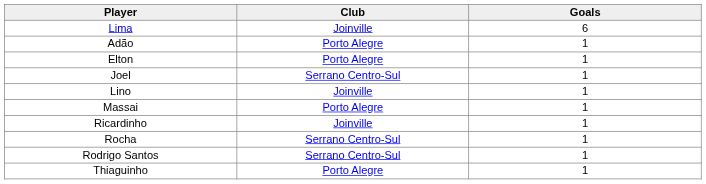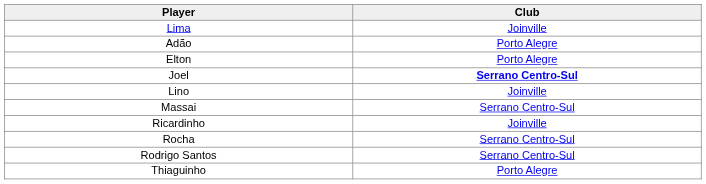- column: (585, 12)
(353, 75) normal -> (527, 75) bold
(353, 107) Porto Alegre -> (527, 107) Serrano Centro-Sul
